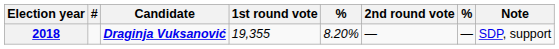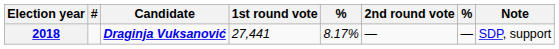(251, 34) 19,355 -> (251, 34) 27,441
(341, 34) 8.20% -> (341, 34) 8.17%
